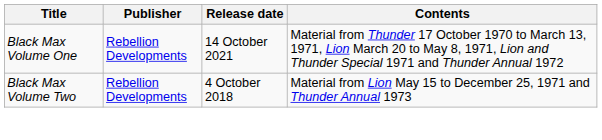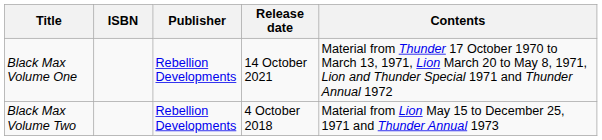+ column: (123, 21)
